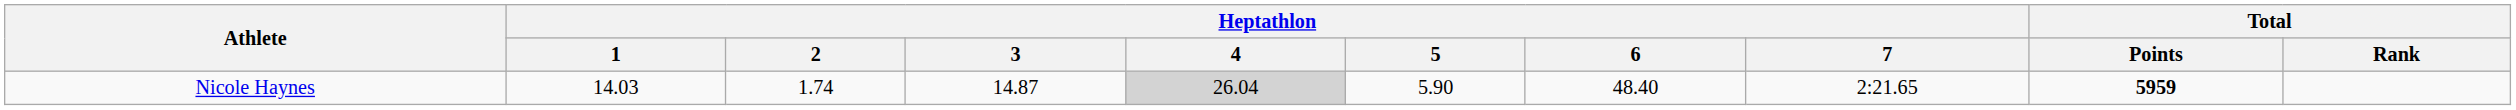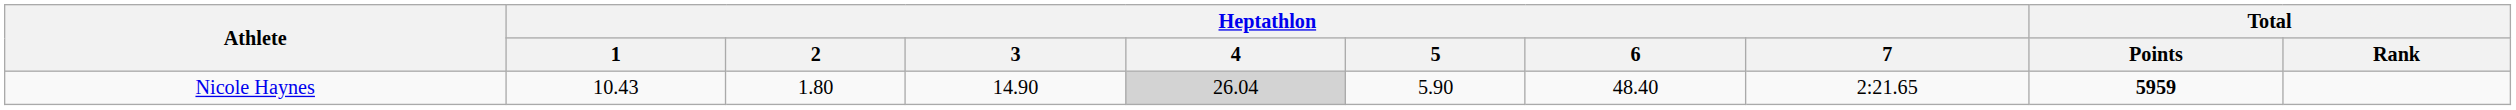(616, 88) 14.03 -> (616, 88) 10.43
(816, 88) 1.74 -> (816, 88) 1.80
(1016, 88) 14.87 -> (1016, 88) 14.90
